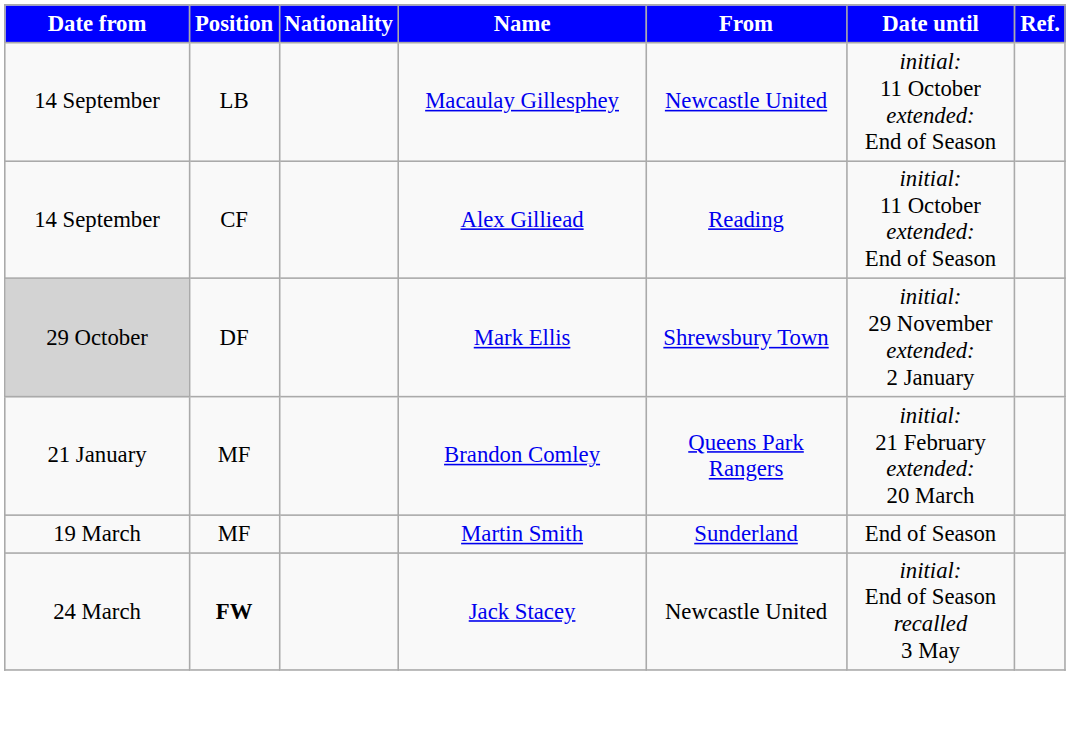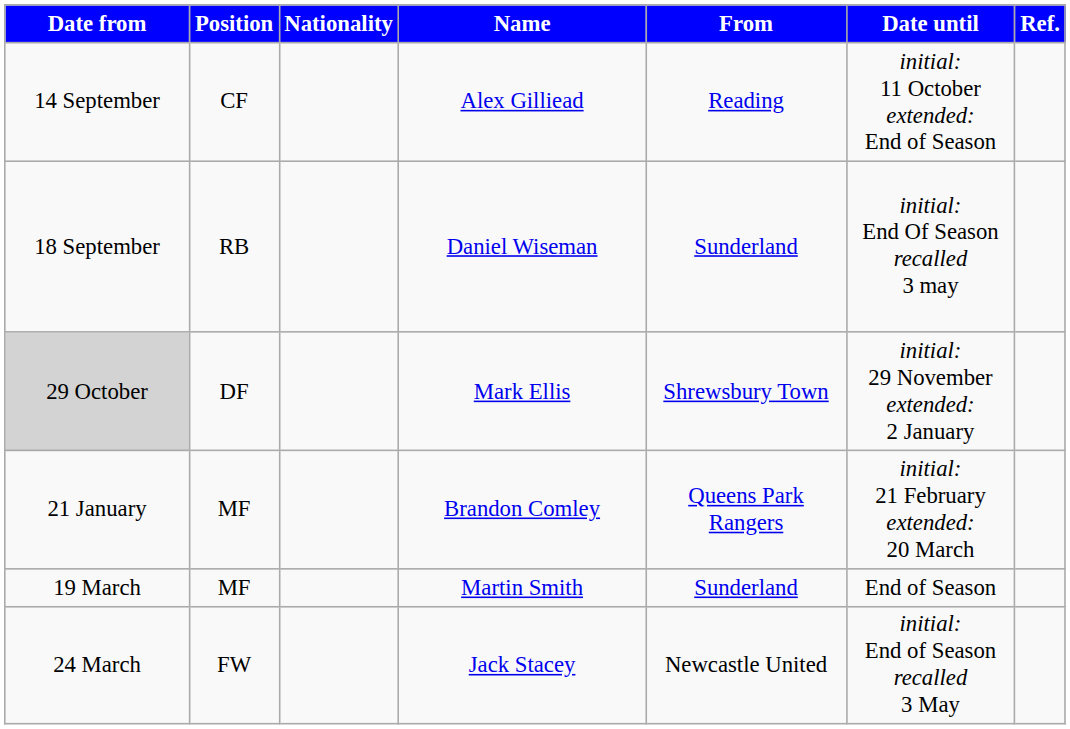- row: (522, 101)
+ row: (522, 246)
(234, 611) bold -> (234, 665) normal
